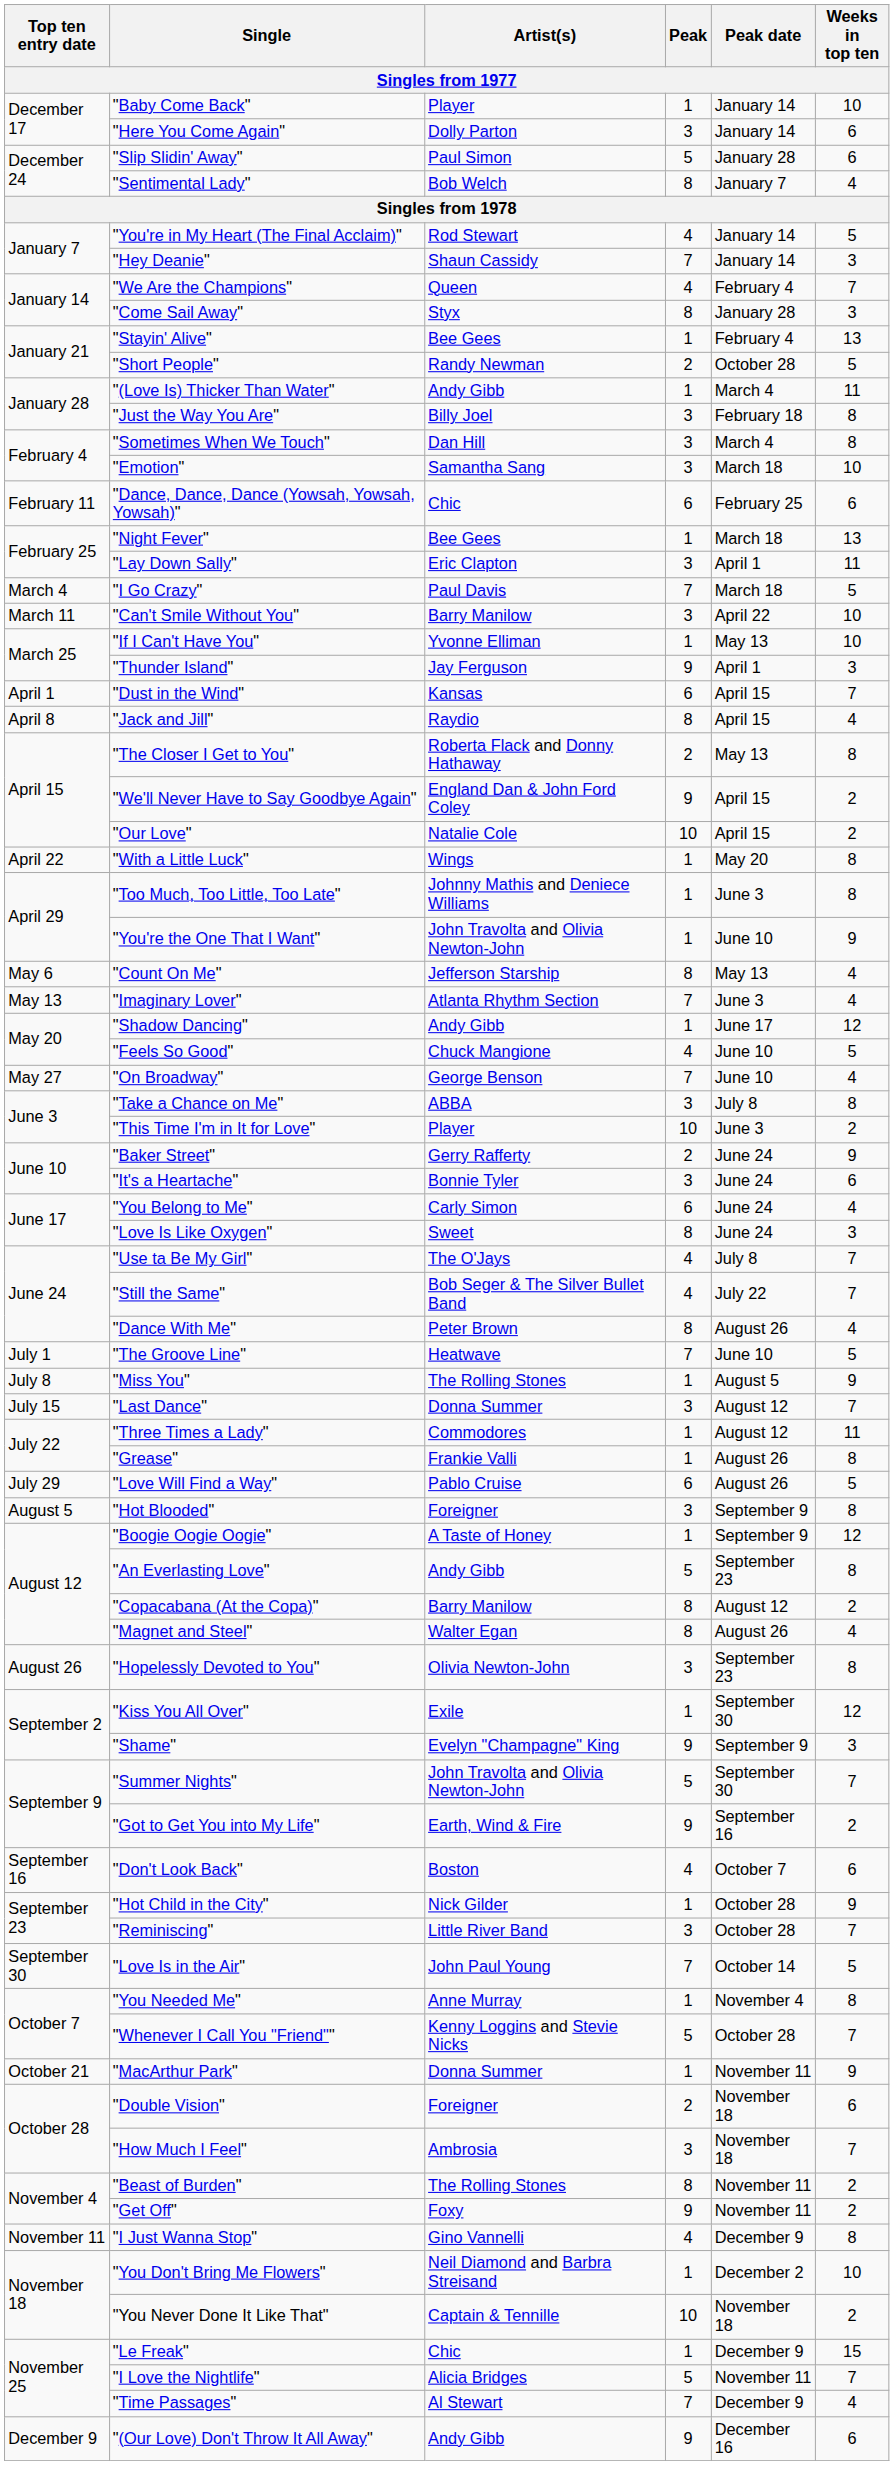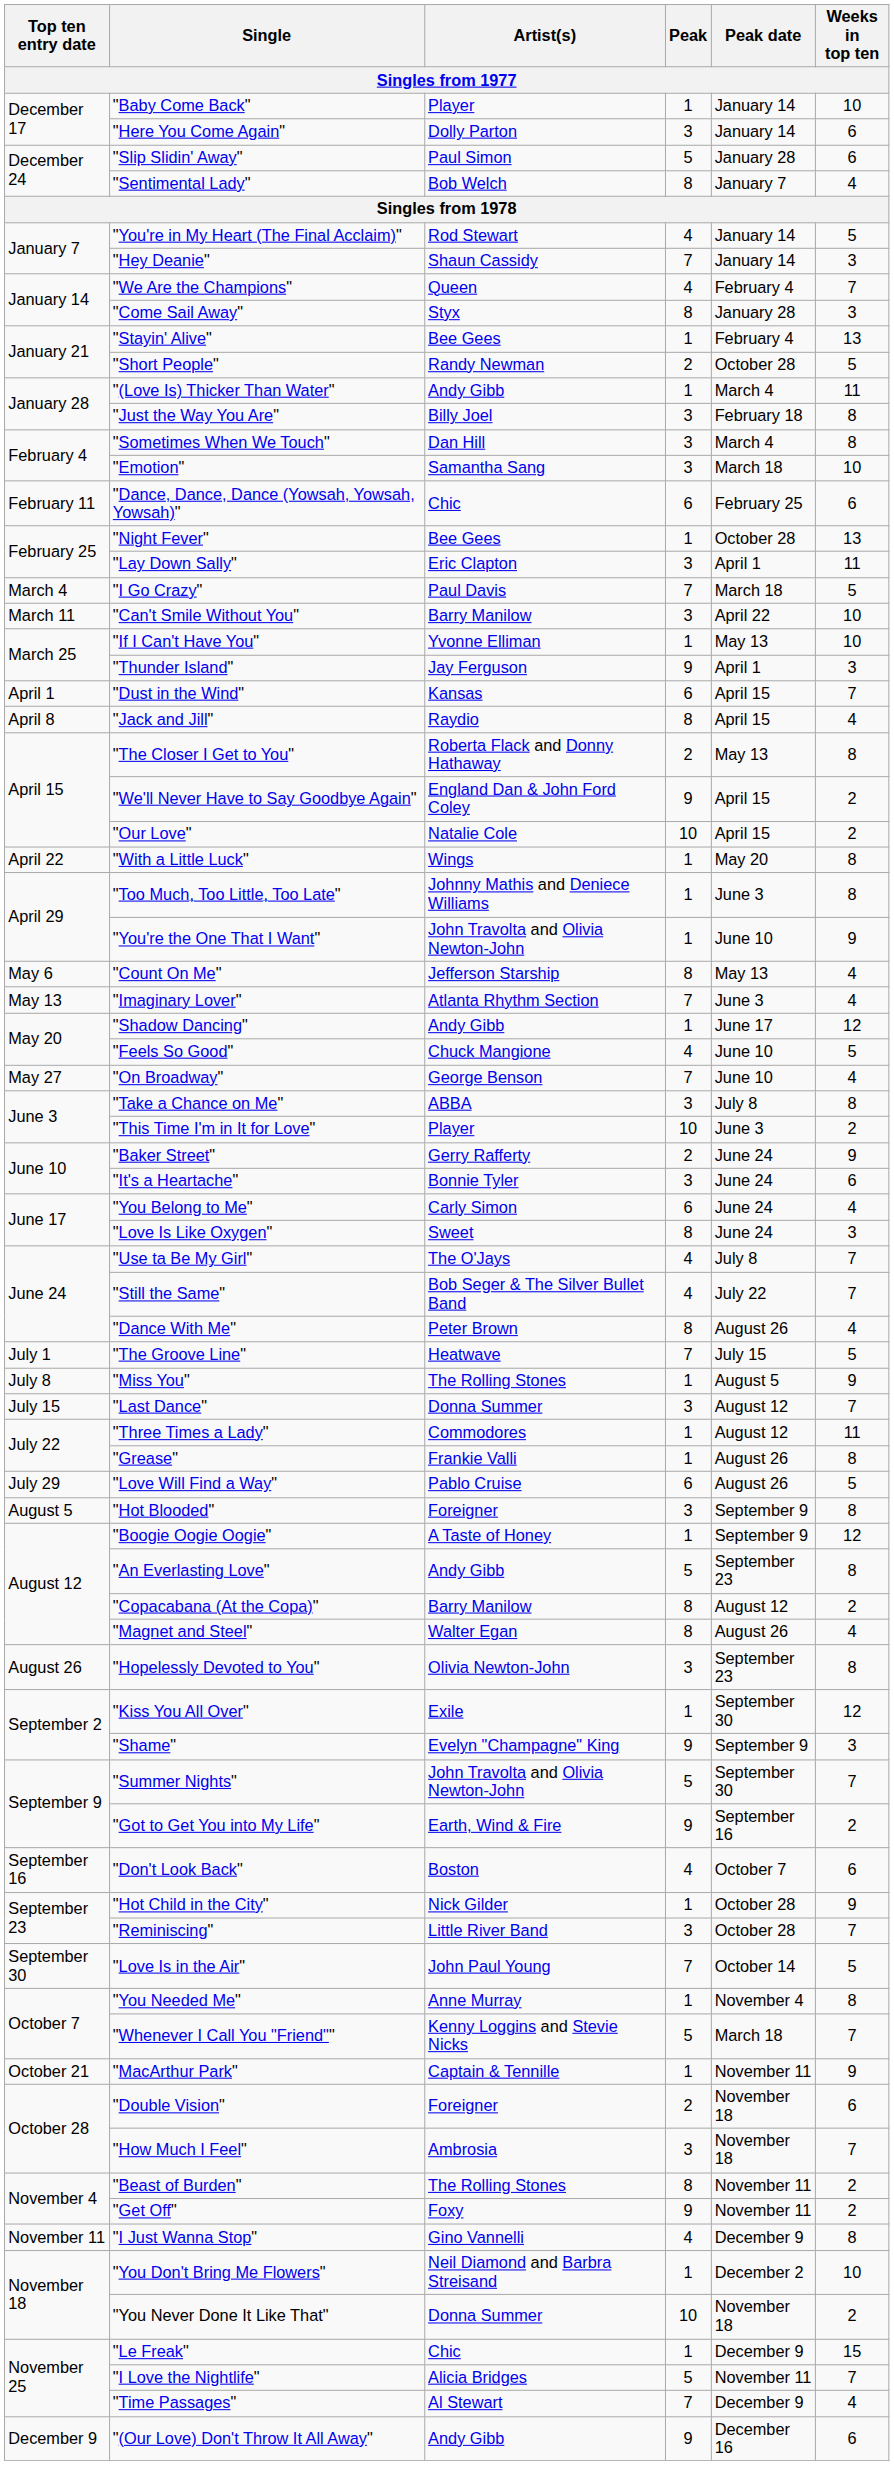(749, 538) March 18 -> (755, 538) October 28
(744, 1354) June 10 -> (741, 1354) July 15
(755, 2036) October 28 -> (749, 2036) March 18
(485, 2071) Donna Summer -> (494, 2071) Captain & Tennille
(494, 2316) Captain & Tennille -> (485, 2316) Donna Summer
